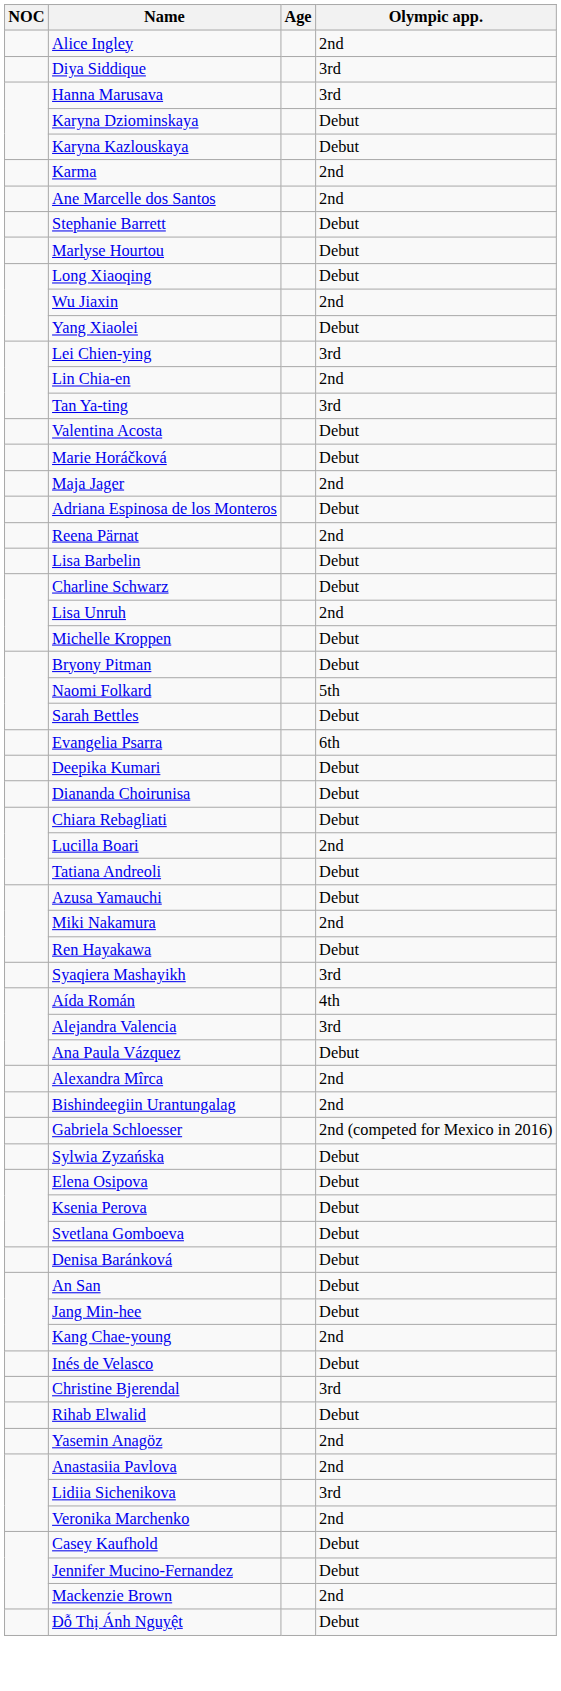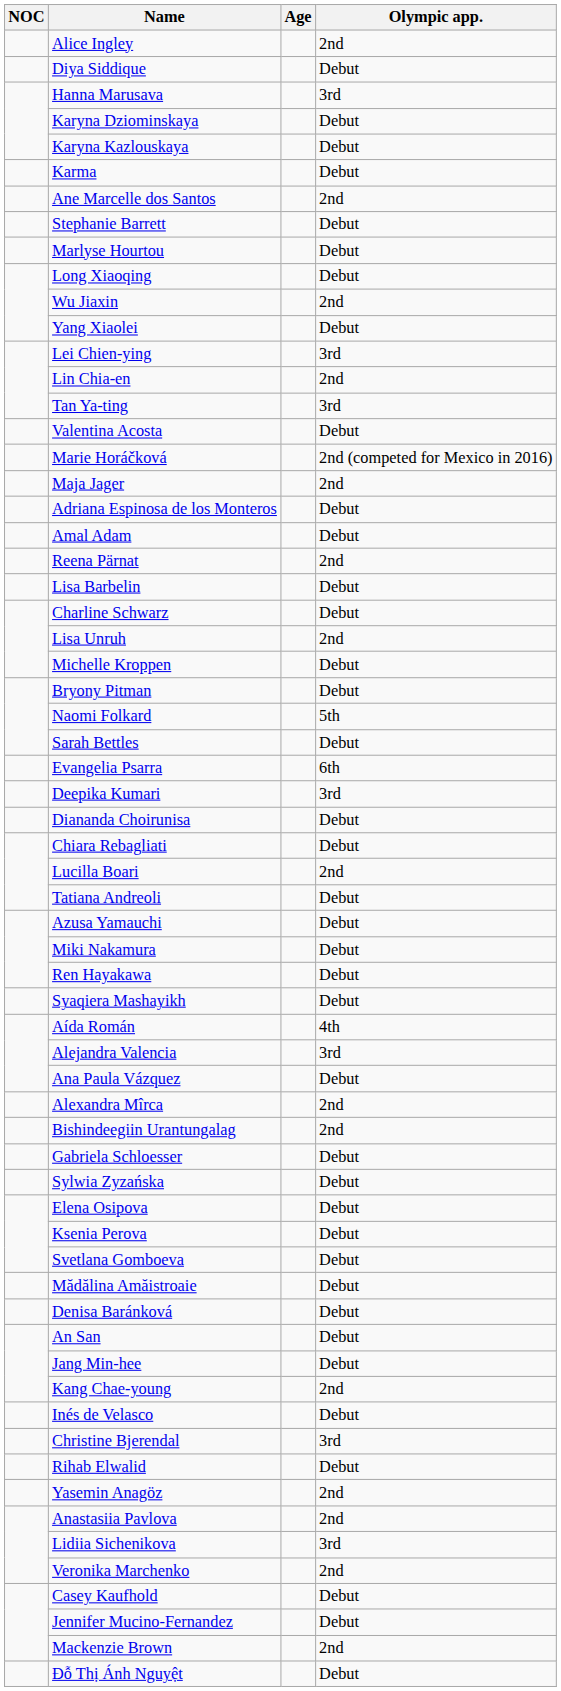(330, 69) 3rd -> (339, 69) Debut
(331, 172) 2nd -> (339, 172) Debut
(339, 457) Debut -> (436, 457) 2nd (competed for Mexico in 2016)
+ row: (92, 535)
(339, 768) Debut -> (330, 793) 3rd
(331, 923) 2nd -> (339, 949) Debut
(330, 975) 3rd -> (339, 1000) Debut
(436, 1130) 2nd (competed for Mexico in 2016) -> (339, 1156) Debut
+ row: (124, 1285)
